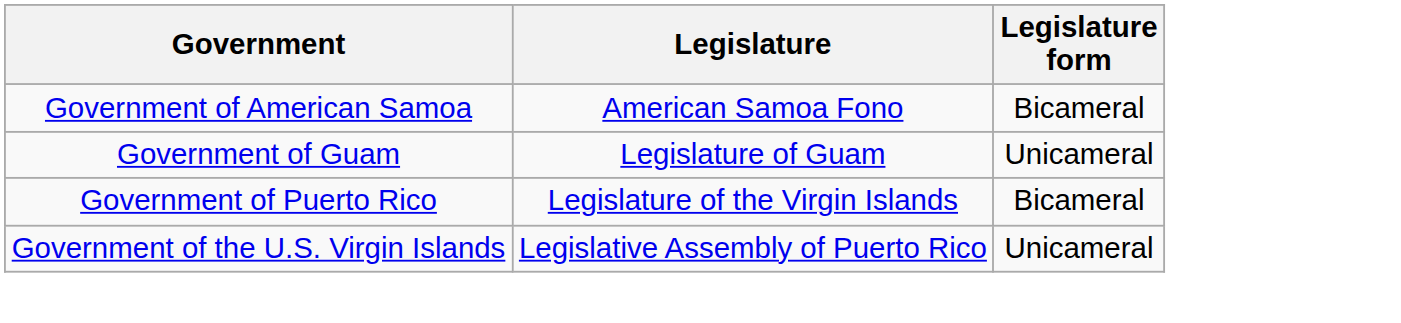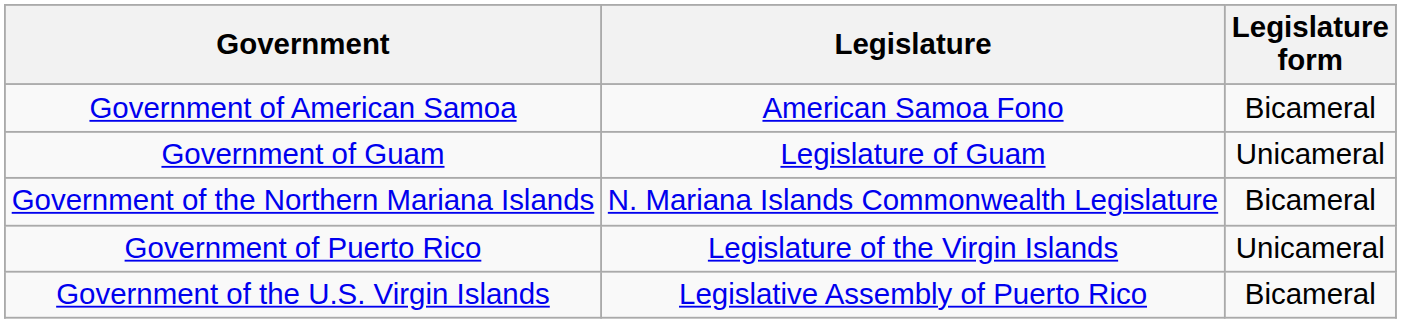+ row: (303, 201)
(1079, 201) Bicameral -> (1310, 247) Unicameral
(1079, 247) Unicameral -> (1310, 294) Bicameral
